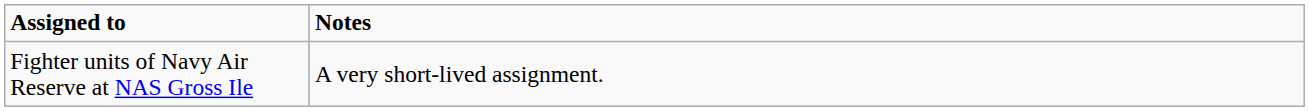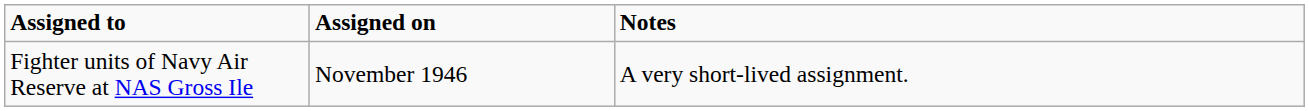+ column: (375, 23)
